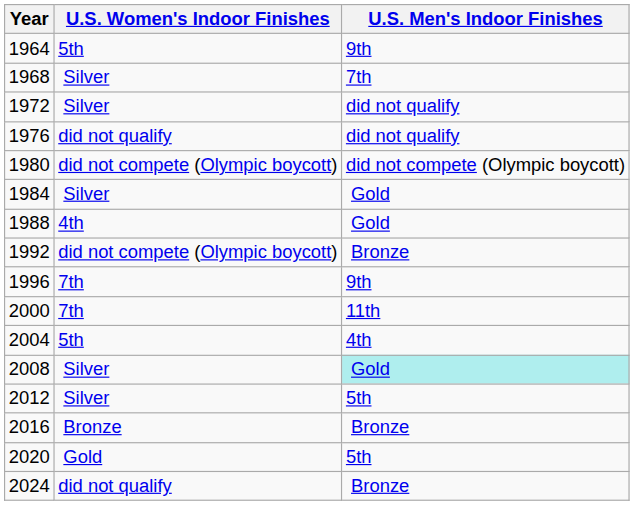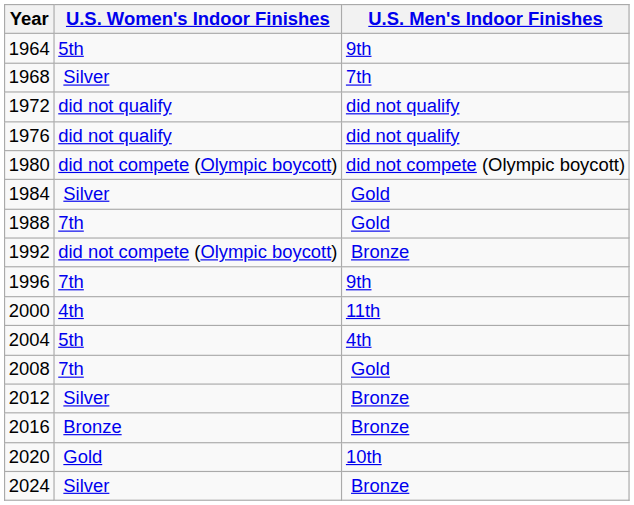(84, 106) Silver -> (115, 106) did not qualify
(71, 223) 4th -> (71, 223) 7th
(71, 310) 7th -> (71, 310) 4th
(84, 369) Silver -> (71, 369) 7th
(368, 369) paleturquoise background -> (368, 369) no background
(359, 398) 5th -> (378, 398) Bronze
(359, 456) 5th -> (364, 456) 10th
(115, 485) did not qualify -> (84, 485) Silver
